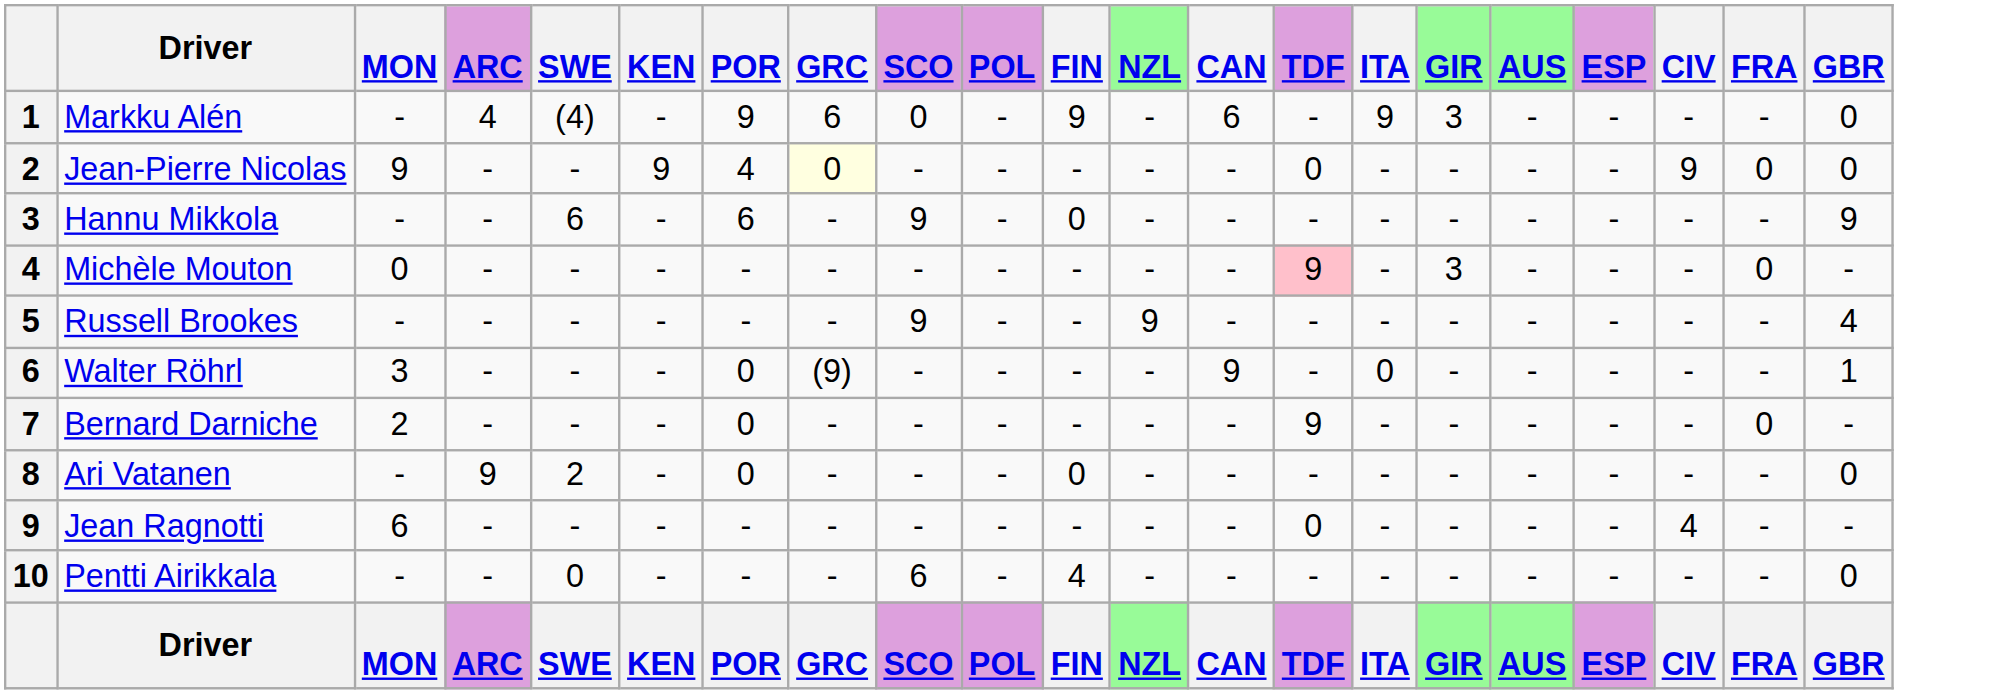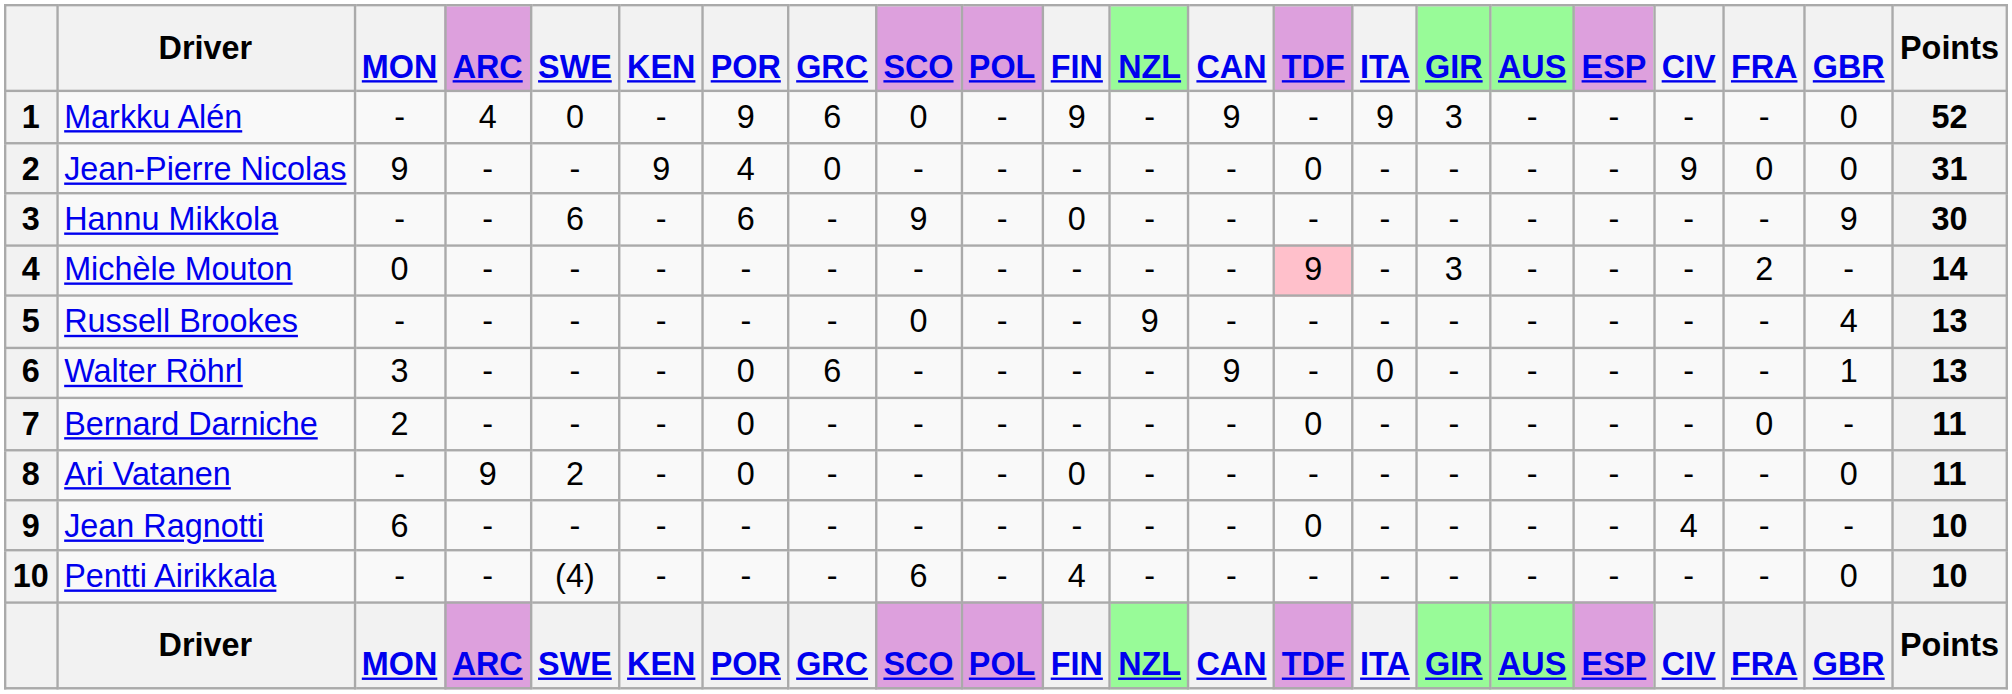+ column: (1949, 48)
(575, 117) (4) -> (575, 117) 0
(1231, 117) 6 -> (1231, 117) 9
(832, 168) lightyellow background -> (832, 168) no background
(1764, 270) 0 -> (1764, 270) 2
(918, 321) 9 -> (918, 321) 0
(832, 372) (9) -> (832, 372) 6
(1313, 423) 9 -> (1313, 423) 0
(575, 576) 0 -> (575, 576) (4)
